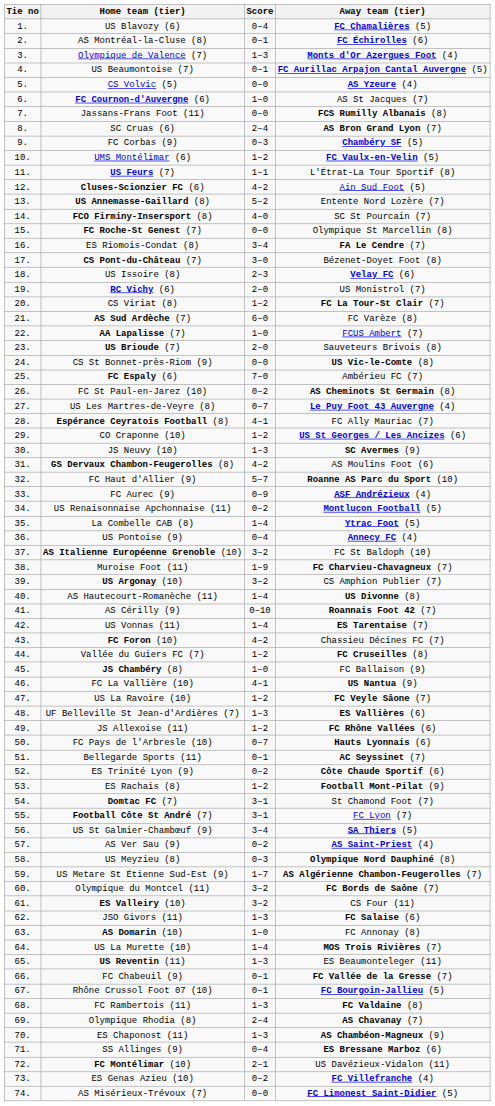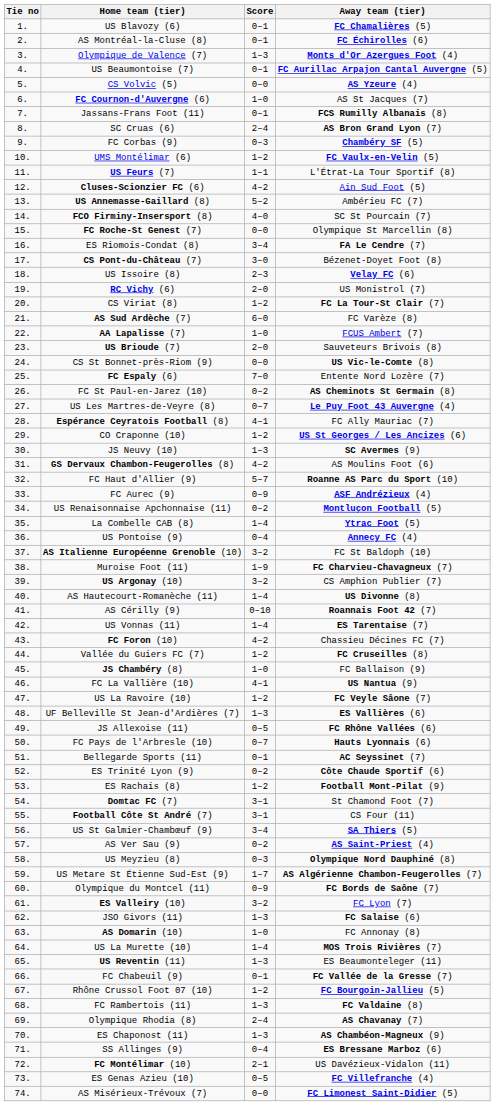(260, 26) 0–4 -> (260, 26) 0–1
(260, 114) 0–0 -> (260, 114) 0–1
(383, 202) Entente Nord Lozère (7) -> (383, 202) Ambérieu FC (7)
(383, 377) Ambérieu FC (7) -> (383, 377) Entente Nord Lozère (7)
(260, 728) 1–2 -> (260, 728) 0–5
(383, 816) FC Lyon (7) -> (383, 816) CS Four (11)
(260, 889) 3–2 -> (260, 889) 0–9
(383, 903) CS Four (11) -> (383, 903) FC Lyon (7)
(260, 991) 0–1 -> (260, 991) 1–2
(260, 1079) 0–2 -> (260, 1079) 0–5
